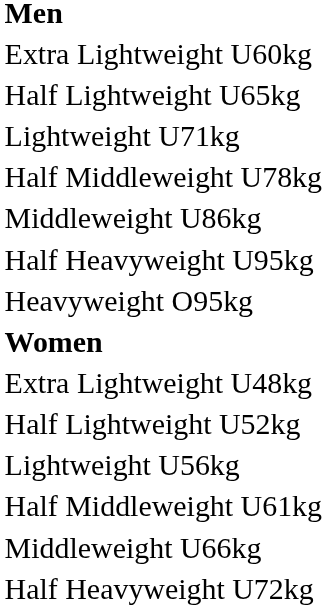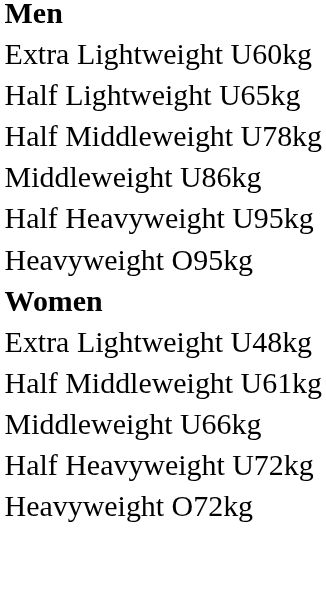- row: (122, 136)
- row: (153, 424)
- row: (122, 465)
+ row: (129, 506)
